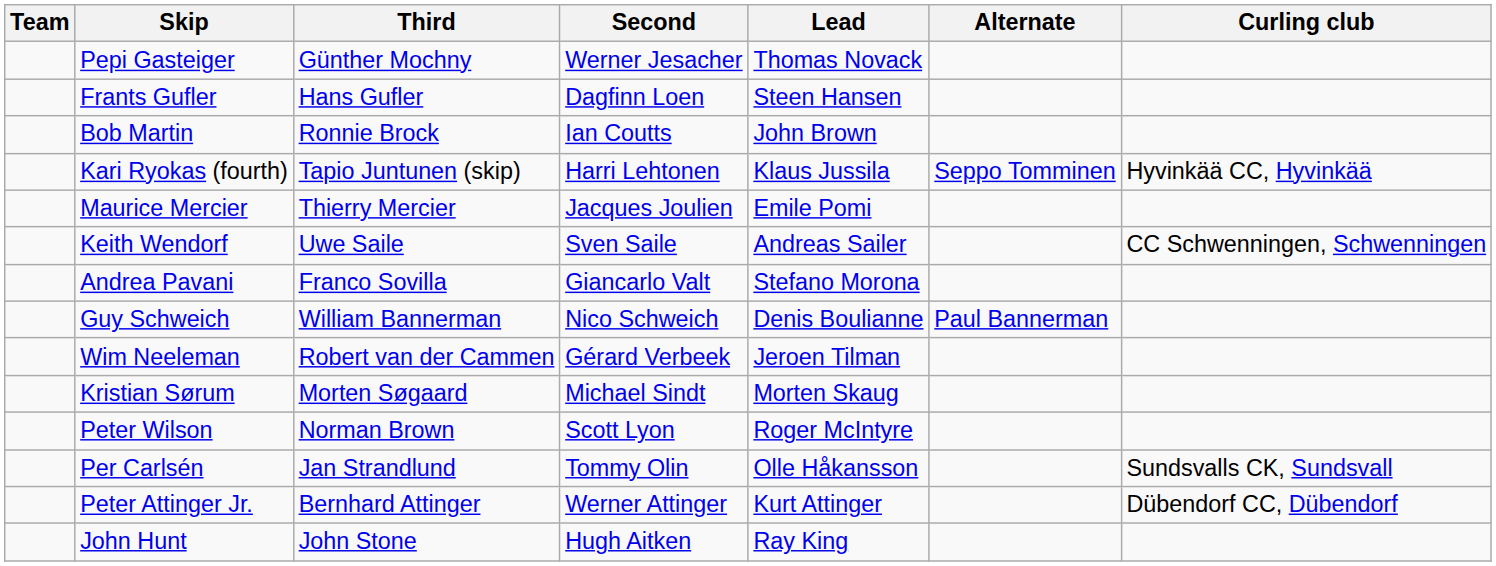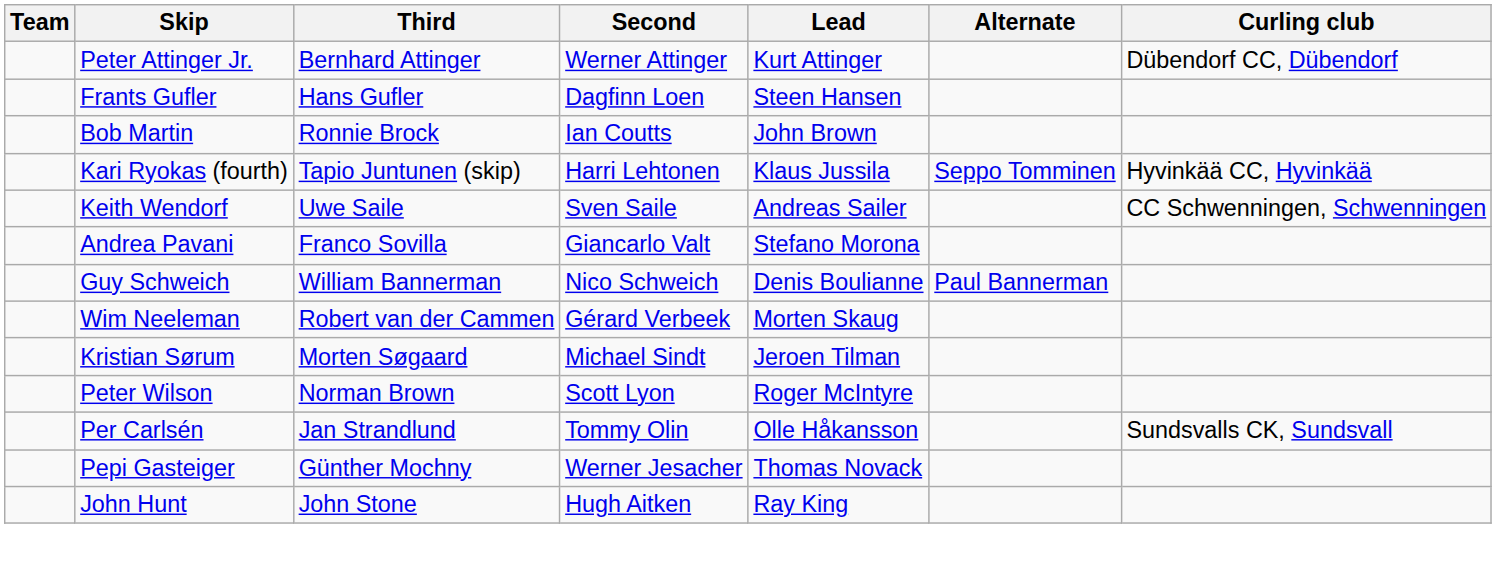rows swapped: (157, 60) <-> (167, 504)
- row: (164, 208)
(827, 356) Jeroen Tilman -> (826, 319) Morten Skaug
(826, 393) Morten Skaug -> (827, 356) Jeroen Tilman
